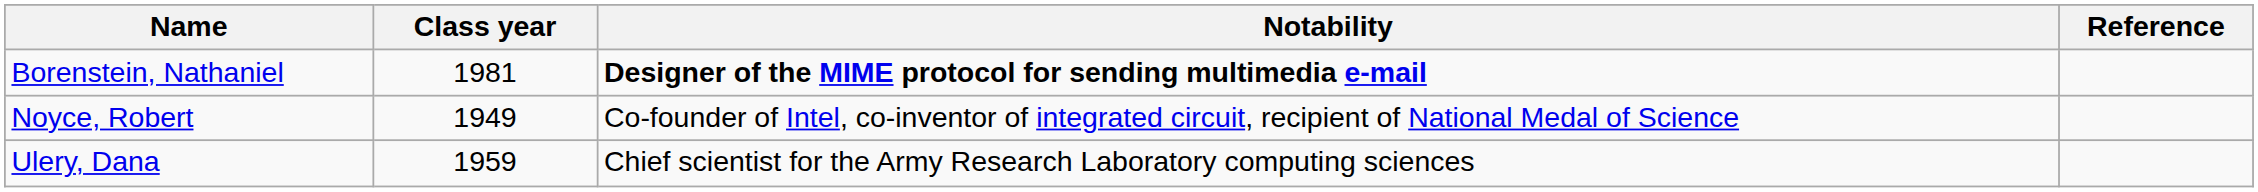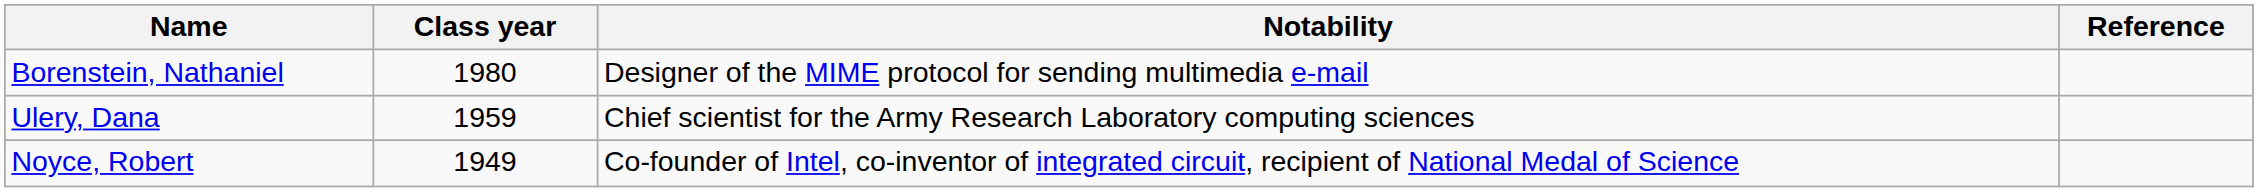(485, 72) 1981 -> (485, 72) 1980
(1015, 72) bold -> (986, 72) normal
rows swapped: (102, 117) <-> (86, 162)
